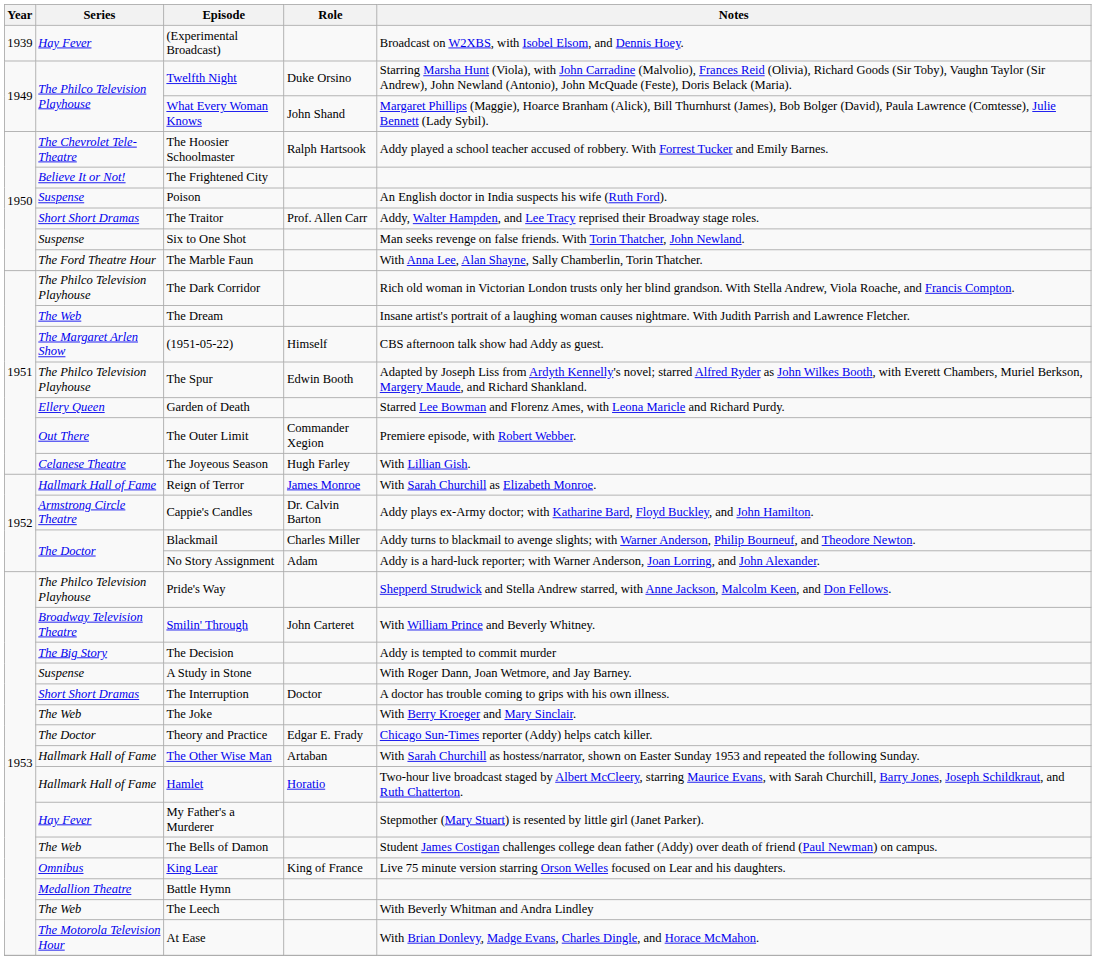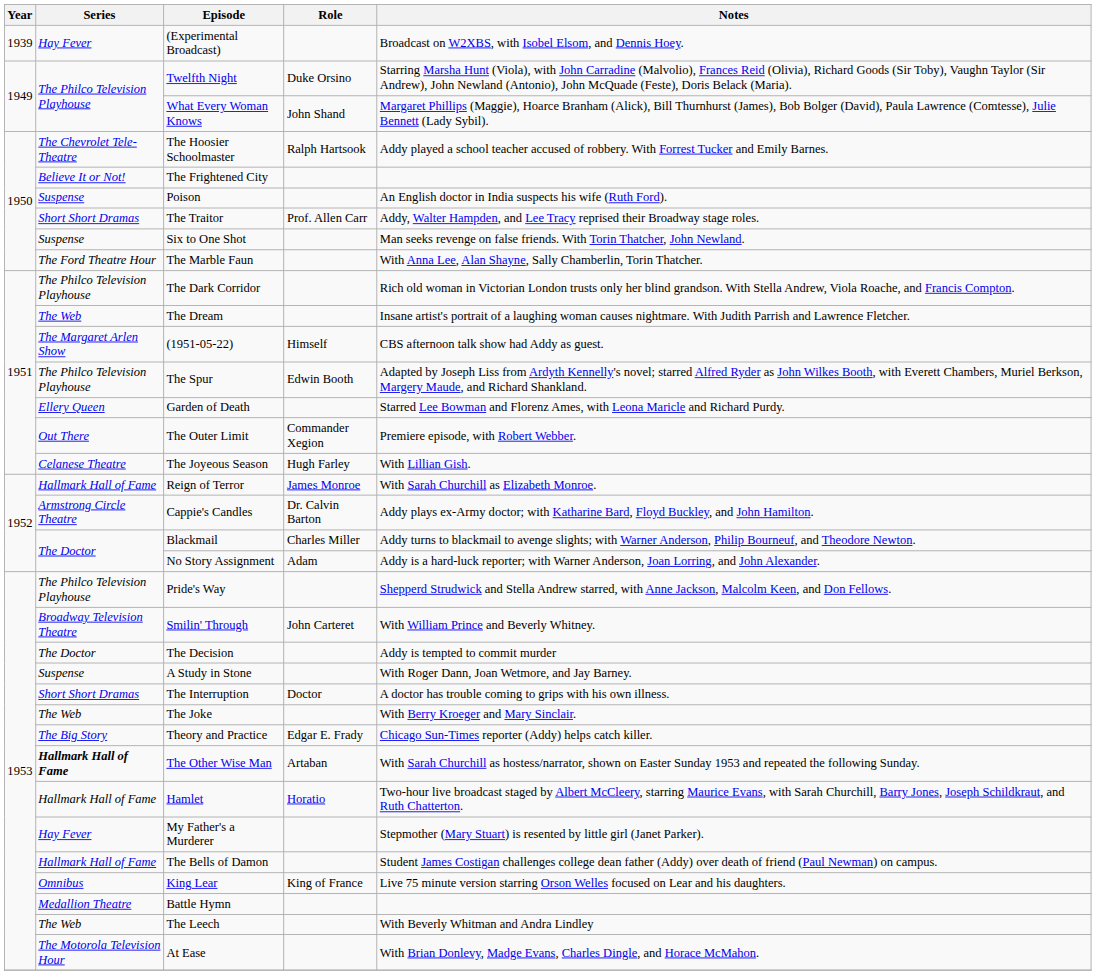(73, 653) The Big Story -> (67, 653) The Doctor
(67, 735) The Doctor -> (73, 735) The Big Story
(97, 756) normal -> (83, 763) bold
(60, 848) The Web -> (97, 862) Hallmark Hall of Fame
